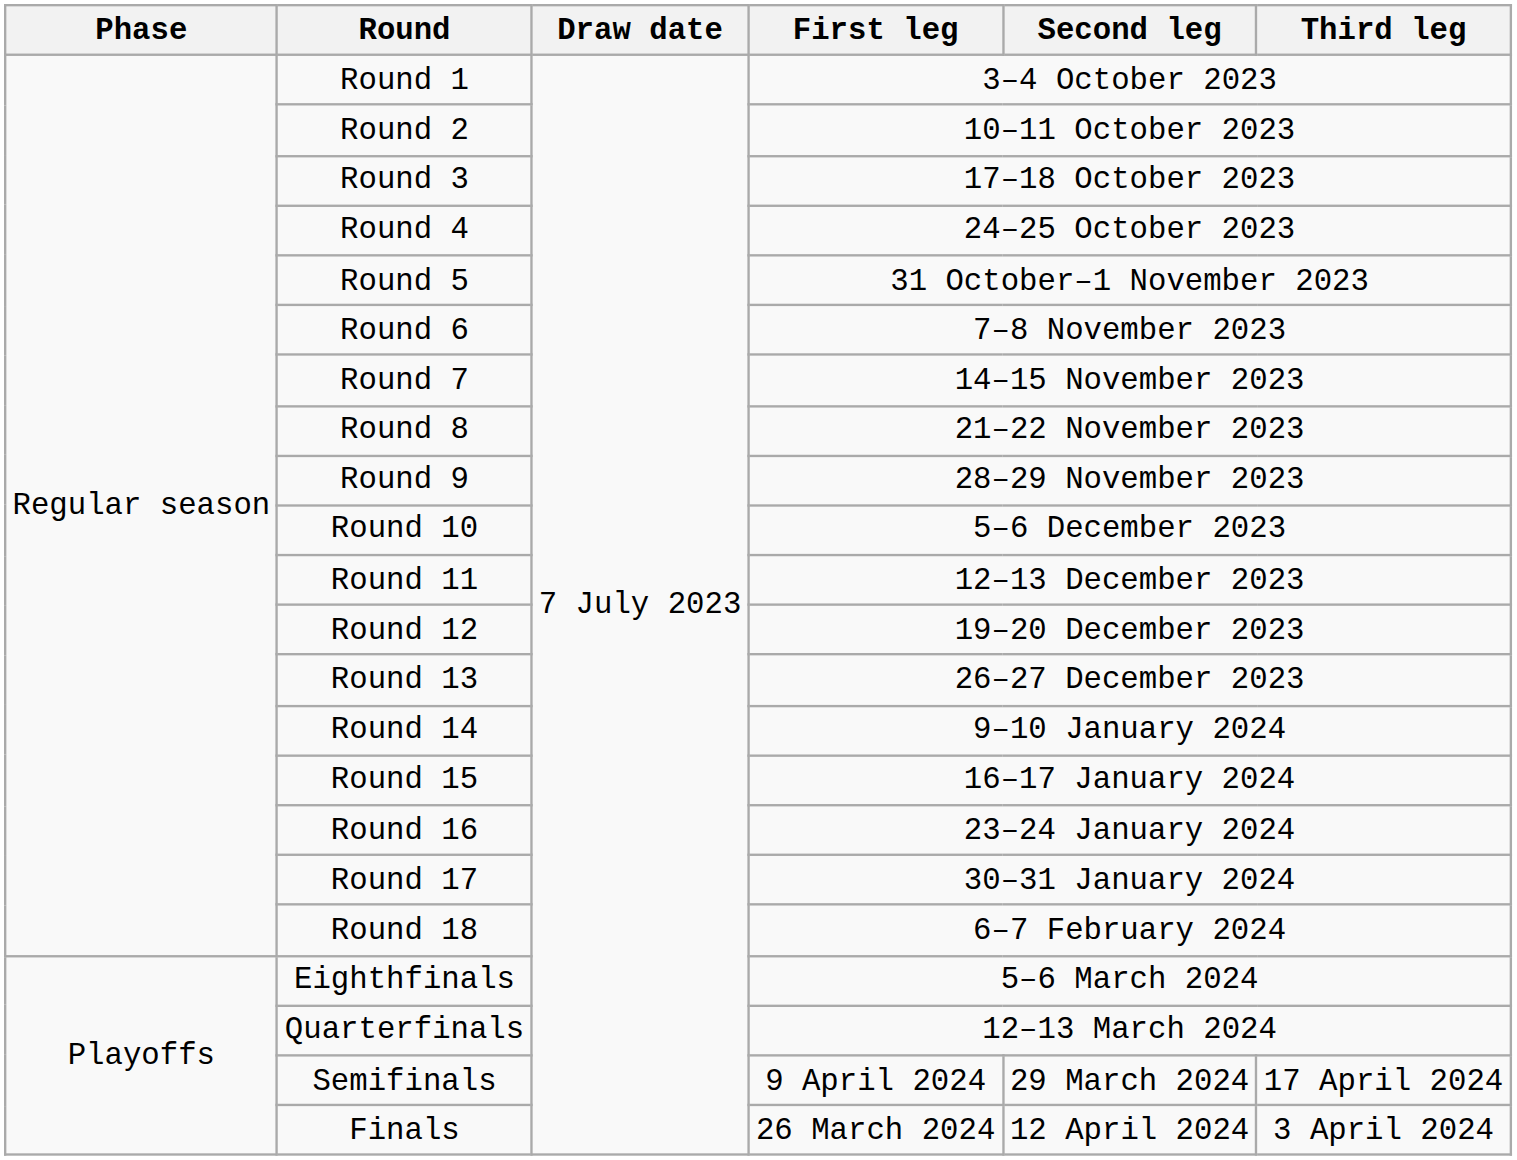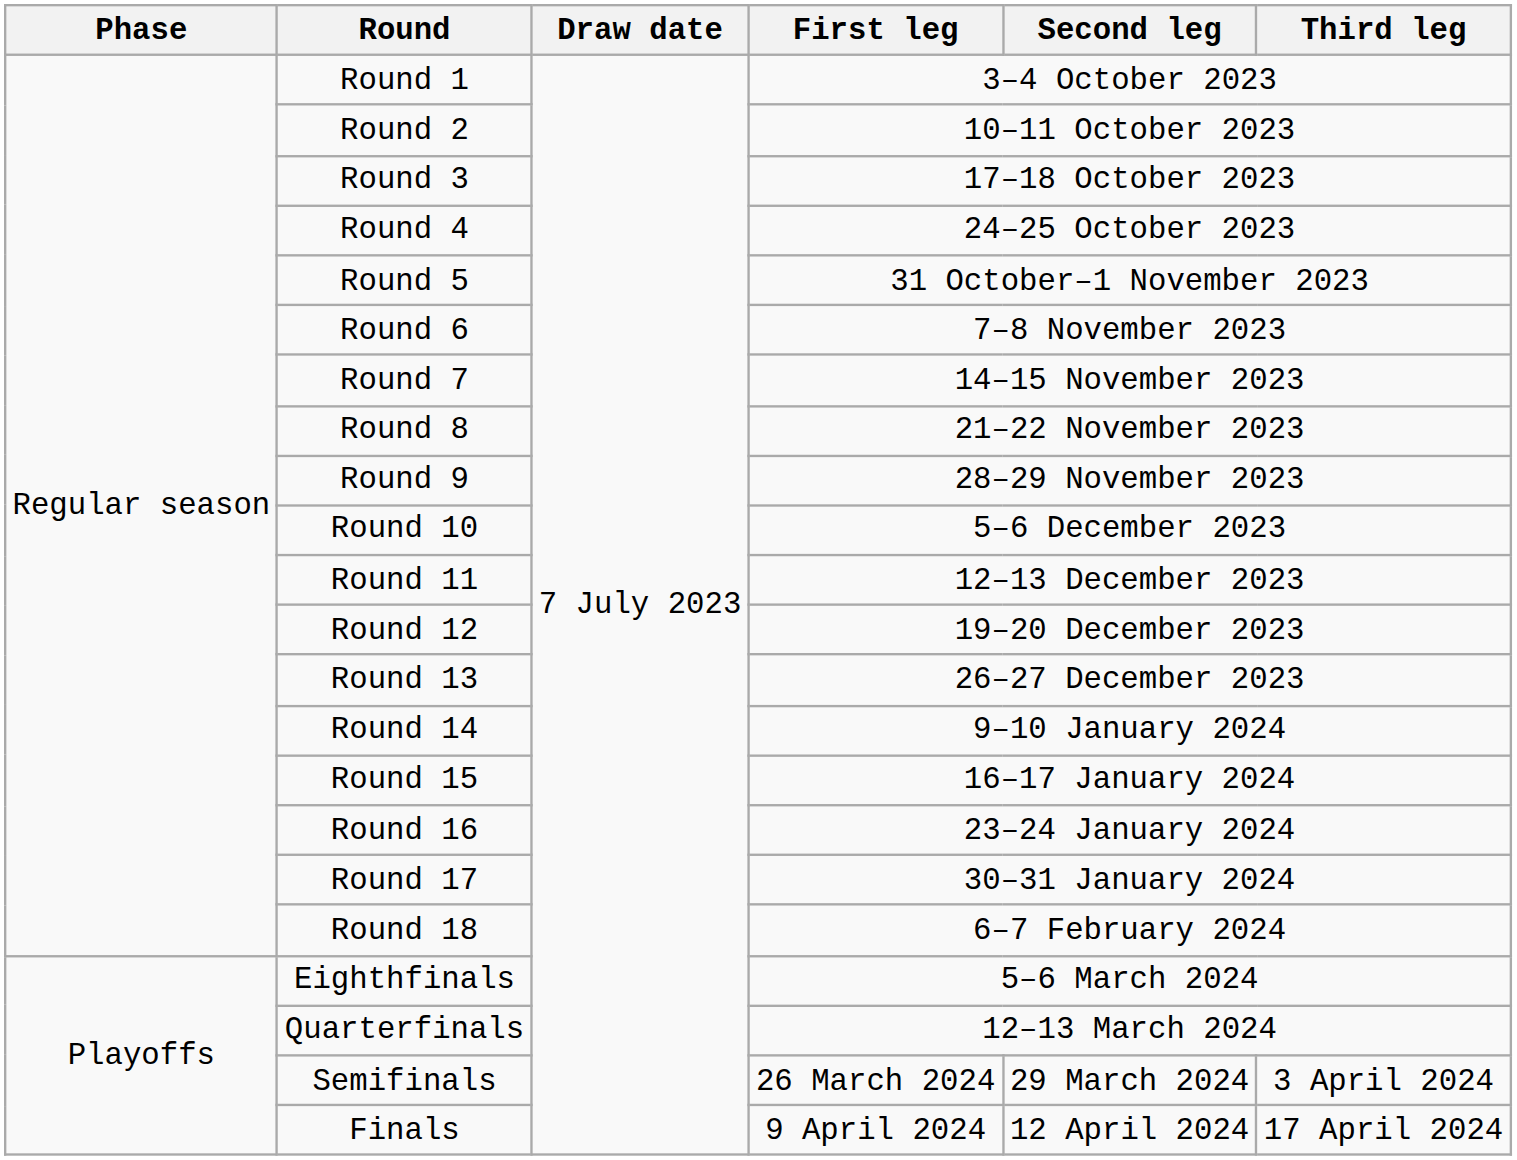(876, 1080) 9 April 2024 -> (876, 1080) 26 March 2024
(1384, 1080) 17 April 2024 -> (1384, 1080) 3 April 2024
(876, 1130) 26 March 2024 -> (876, 1130) 9 April 2024
(1384, 1130) 3 April 2024 -> (1384, 1130) 17 April 2024
